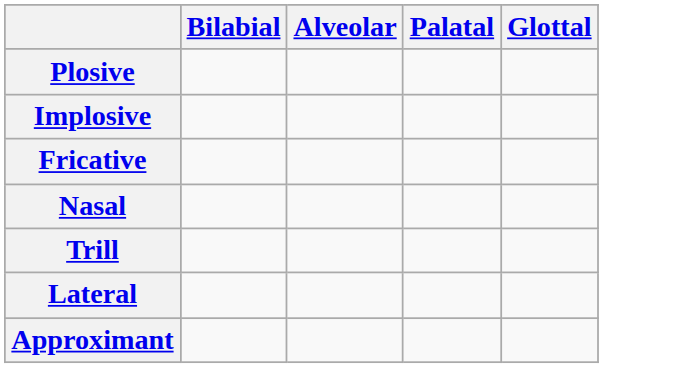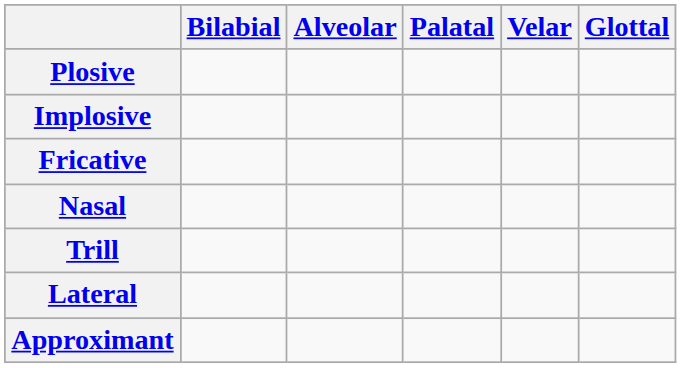+ column: (539, 26)
